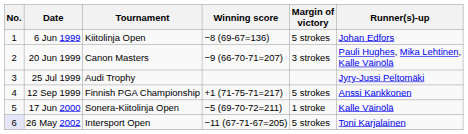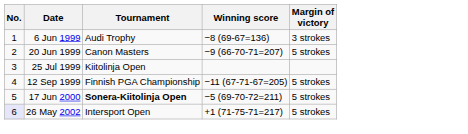- column: (400, 17)
(115, 37) Kiitolinja Open -> (110, 37) Audi Trophy
(311, 37) 5 strokes -> (311, 37) 3 strokes
(311, 58) 3 strokes -> (311, 52) 5 strokes
(110, 78) Audi Trophy -> (115, 67) Kiitolinja Open
(244, 93) +1 (71-75-71=217) -> (246, 82) −11 (67-71-67=205)
(132, 108) normal -> (136, 97) bold
(309, 108) 1 stroke -> (311, 97) 5 strokes
(246, 123) −11 (67-71-67=205) -> (244, 112) +1 (71-75-71=217)
